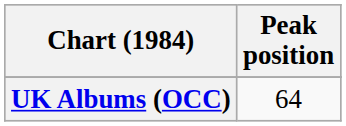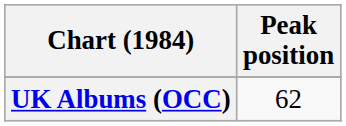(289, 98) 64 -> (289, 98) 62
